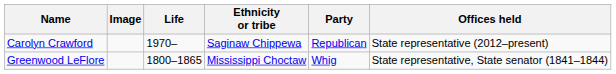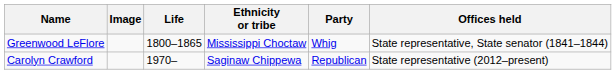rows swapped: (56, 60) <-> (50, 43)
